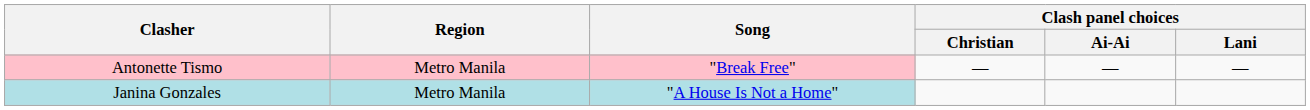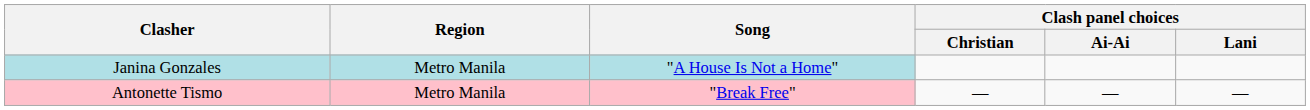rows swapped: (167, 92) <-> (167, 67)
